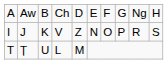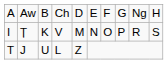(23, 31) J -> (24, 31) Ț
(78, 31) Z -> (80, 31) M
(24, 50) Ț -> (23, 50) J
(80, 50) M -> (78, 50) Z
